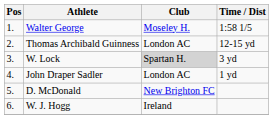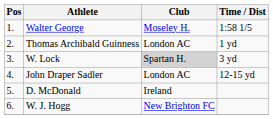(237, 43) 12-15 yd -> (228, 43) 1 yd
(228, 75) 1 yd -> (237, 75) 12-15 yd
(179, 91) New Brighton FC -> (158, 91) Ireland
(158, 106) Ireland -> (179, 106) New Brighton FC
